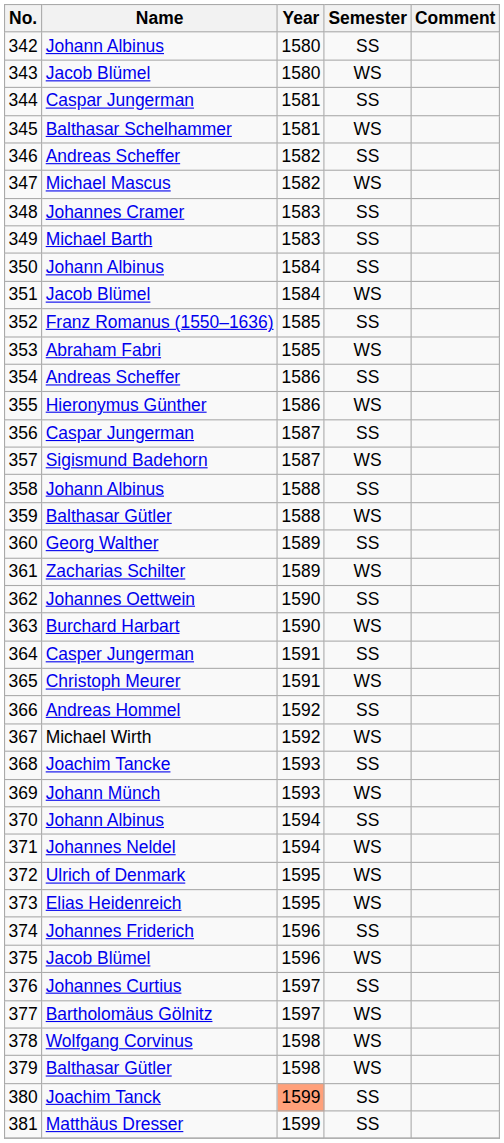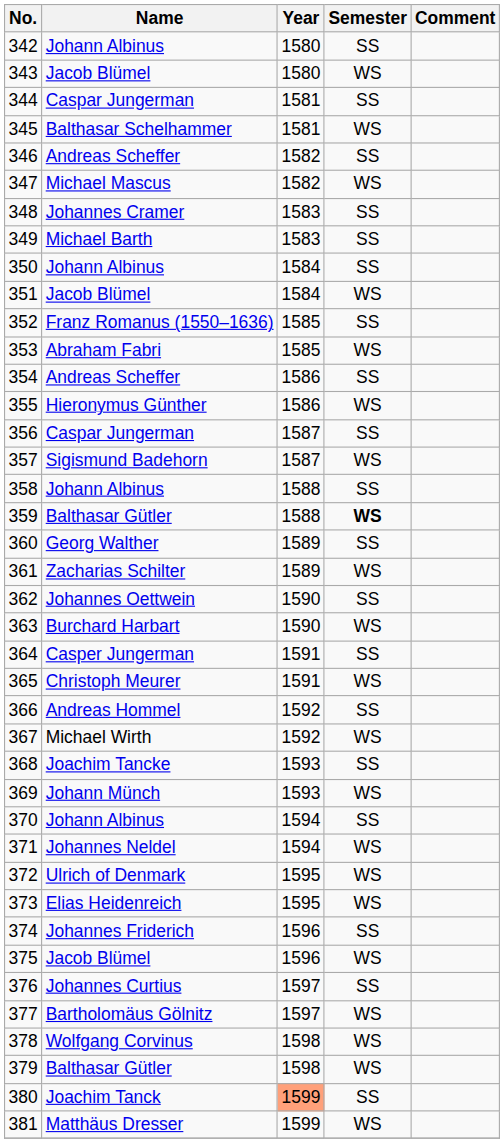(368, 516) normal -> (368, 516) bold
(368, 1124) SS -> (368, 1124) WS
